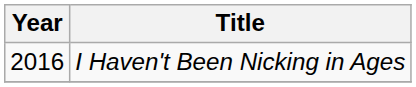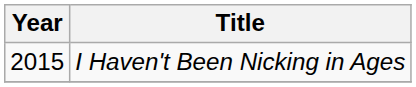(37, 61) 2016 -> (37, 61) 2015
